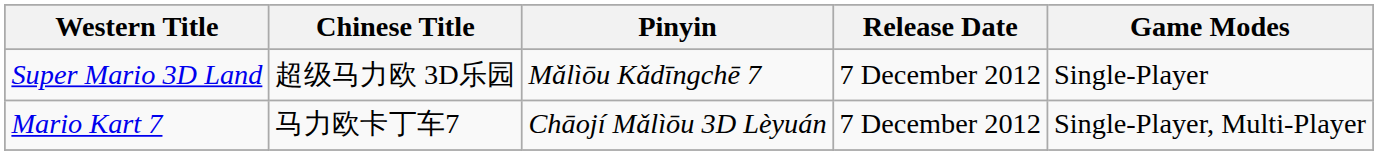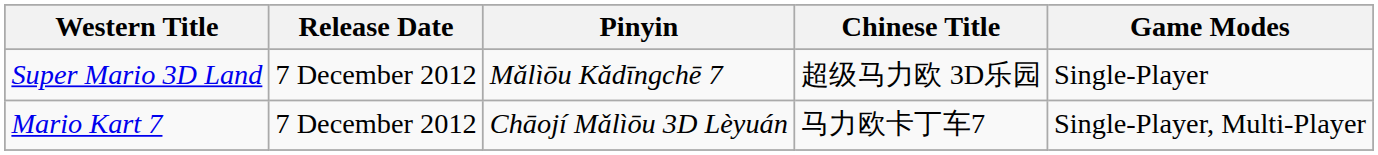columns swapped: (395, 26) <-> (940, 26)
